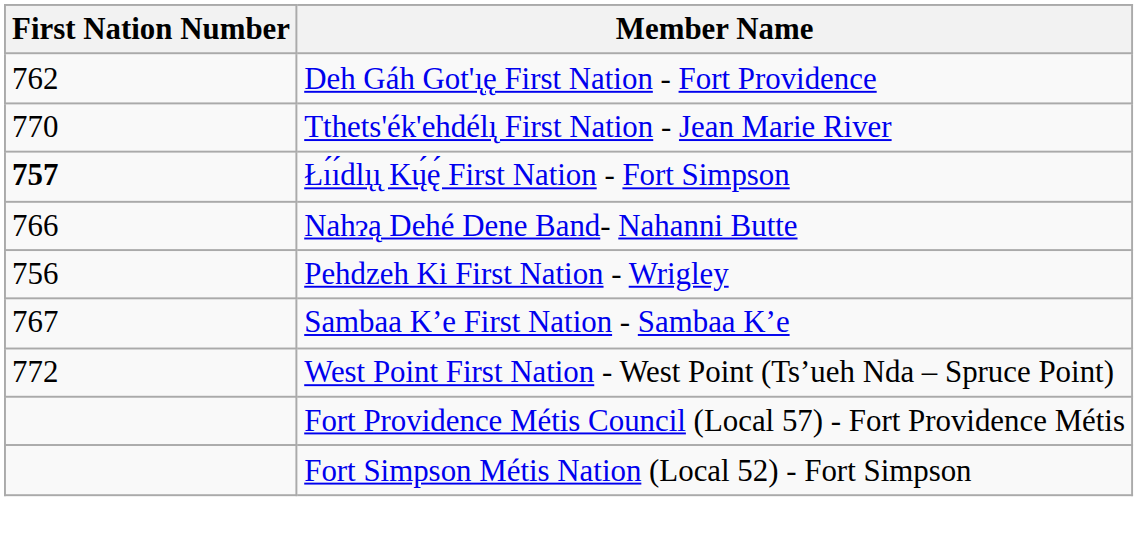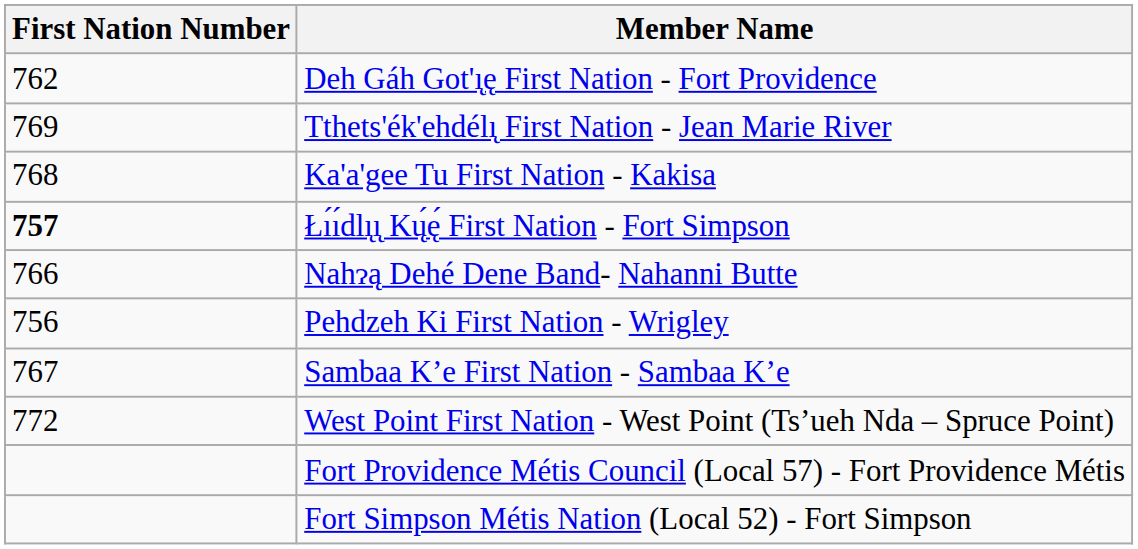(35, 126) 770 -> (35, 126) 769
+ row: (510, 175)
